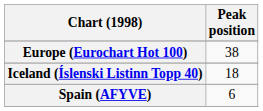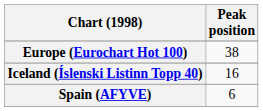(232, 73) 18 -> (232, 73) 16
